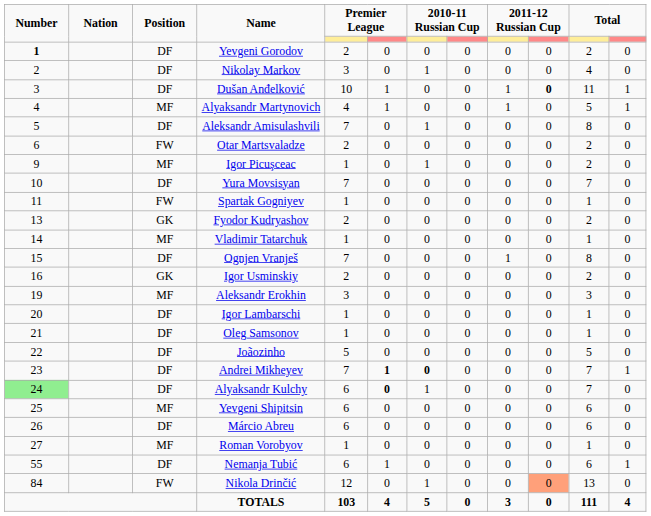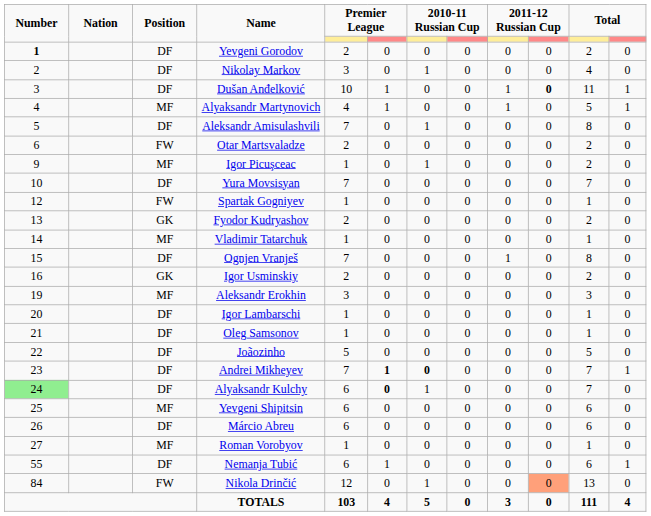(36, 201) 11 -> (36, 201) 12
